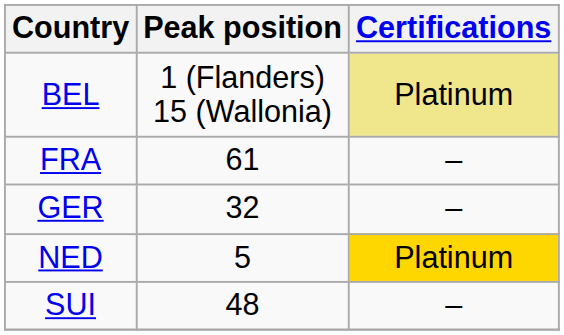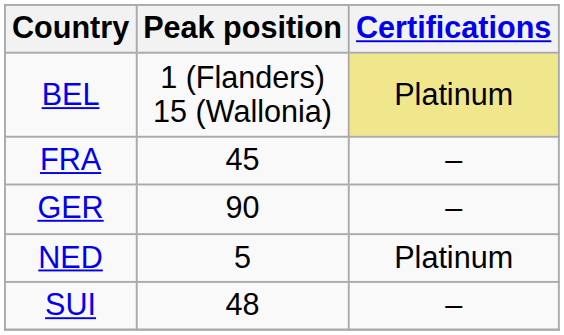(243, 160) 61 -> (243, 160) 45
(243, 208) 32 -> (243, 208) 90
(454, 256) gold background -> (454, 256) no background
